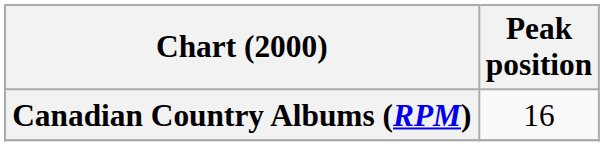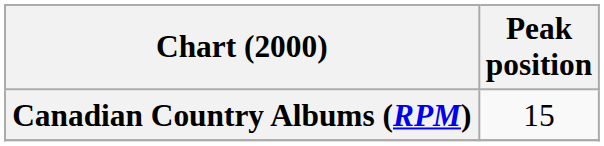(539, 114) 16 -> (539, 114) 15
